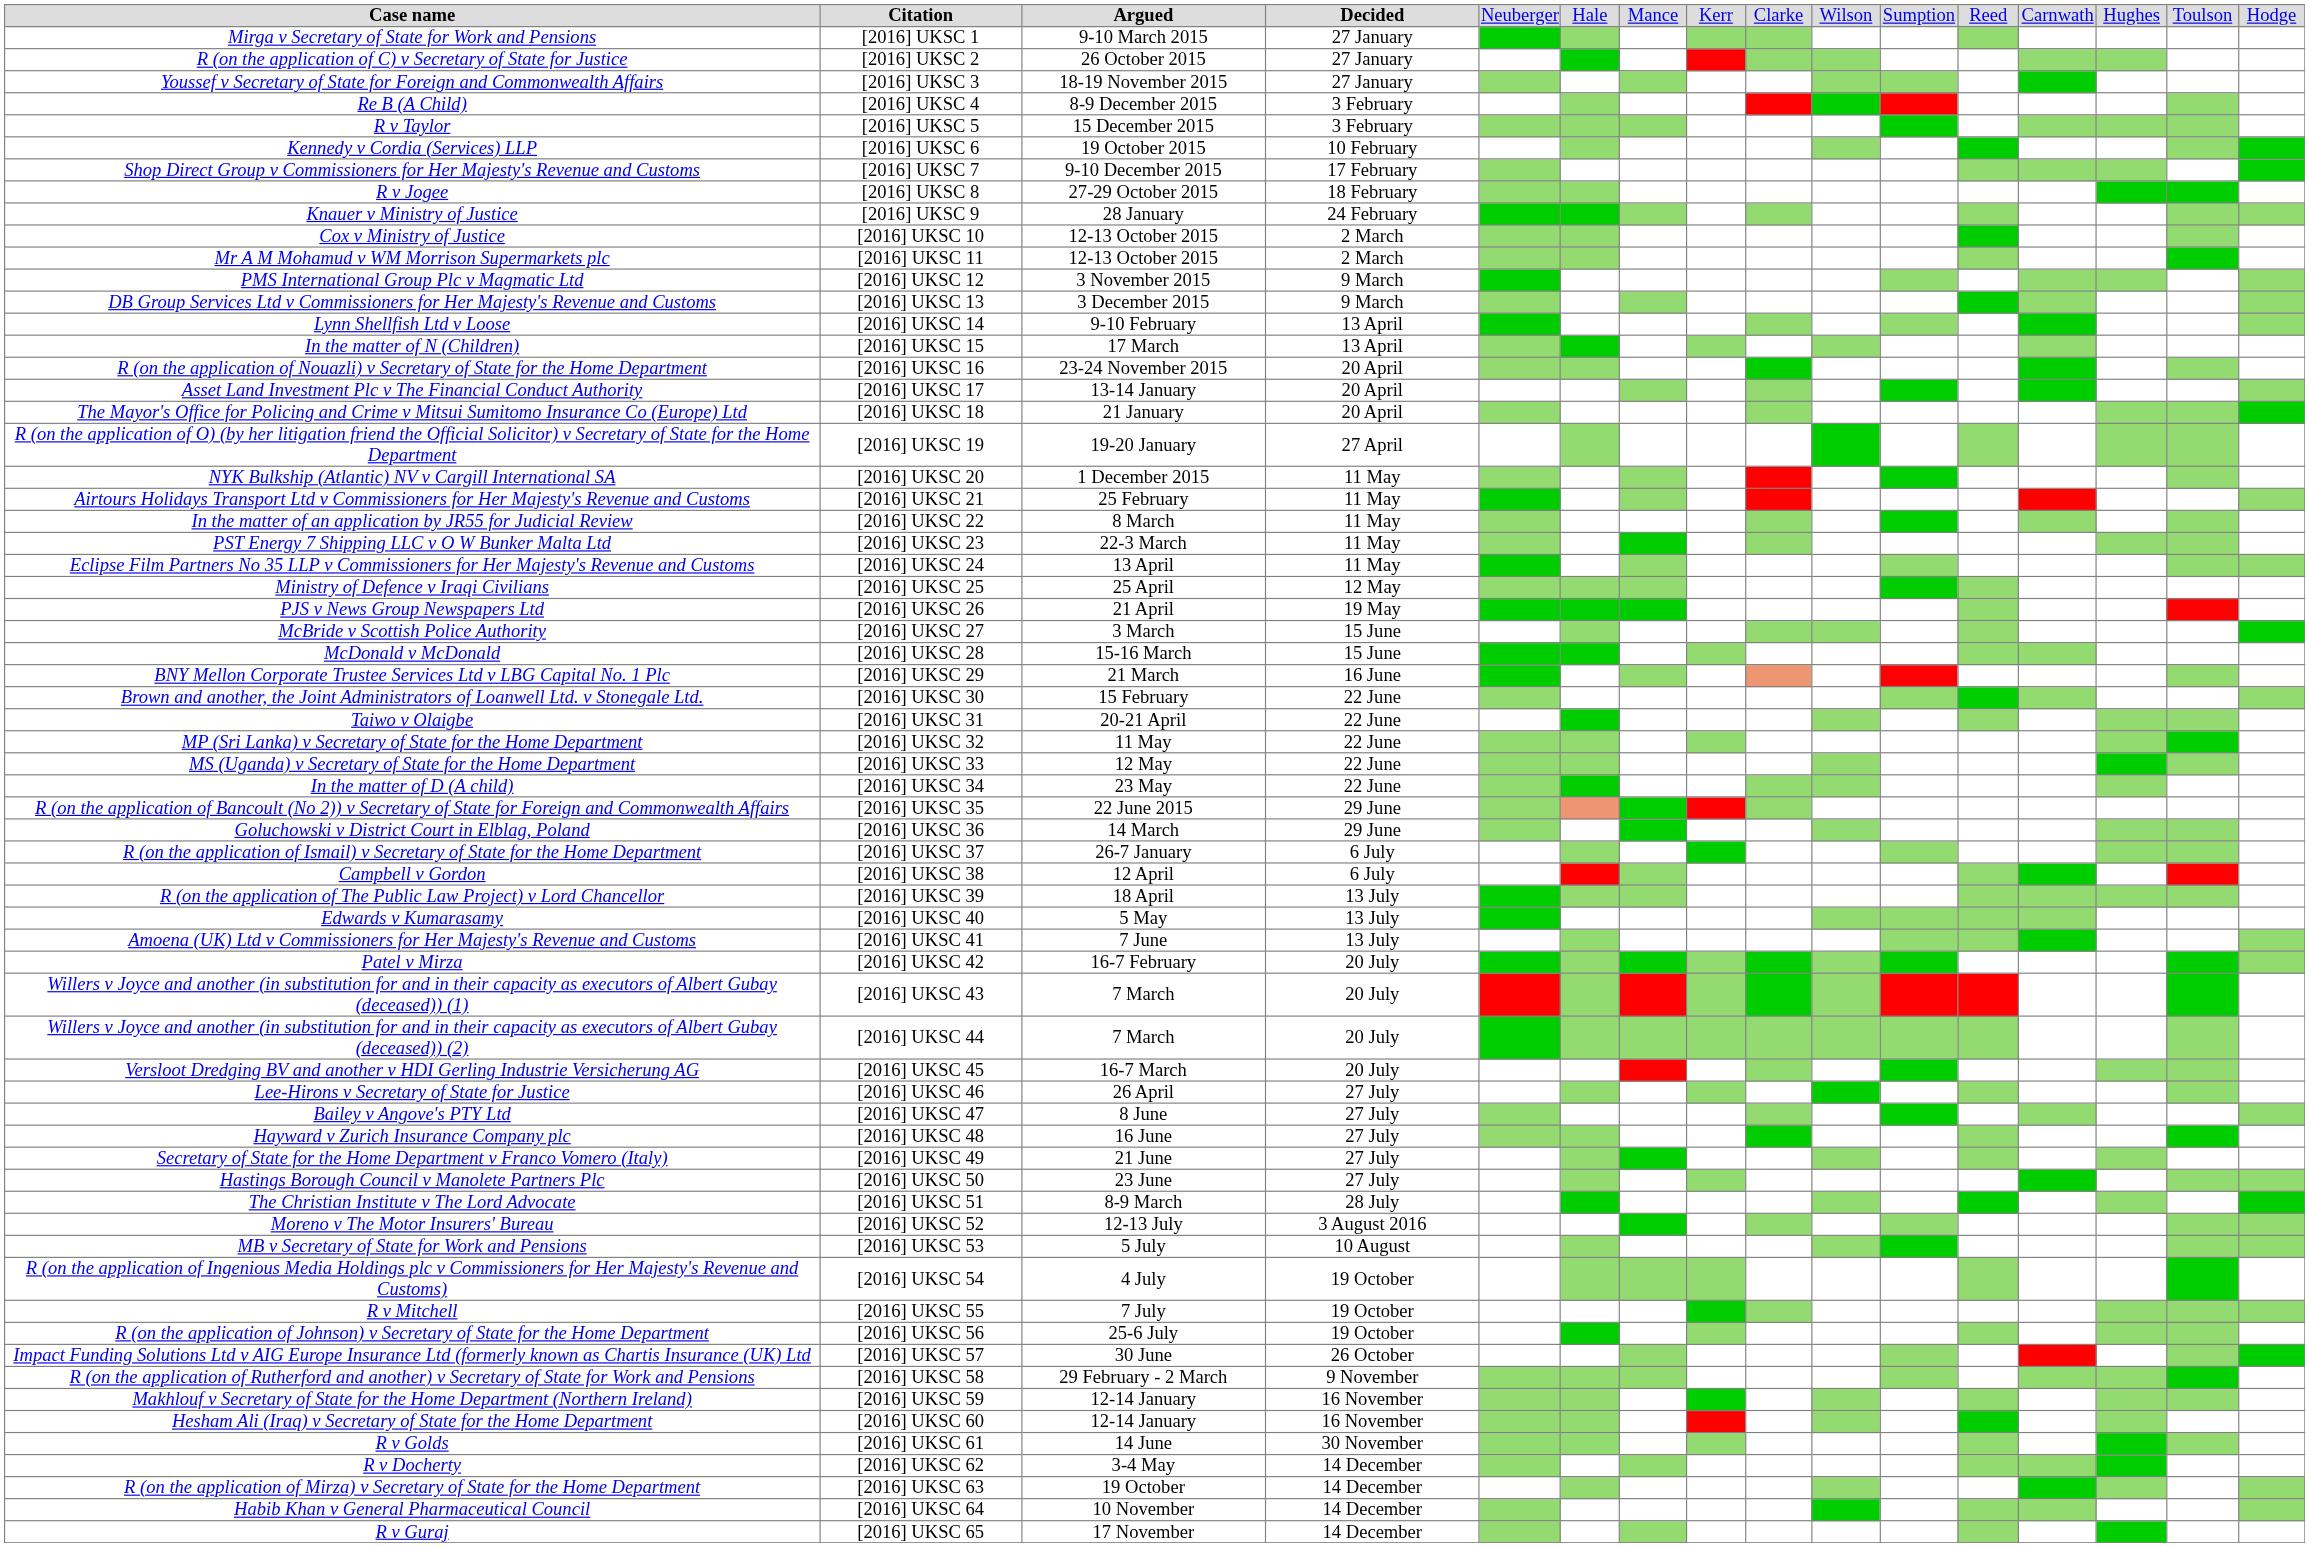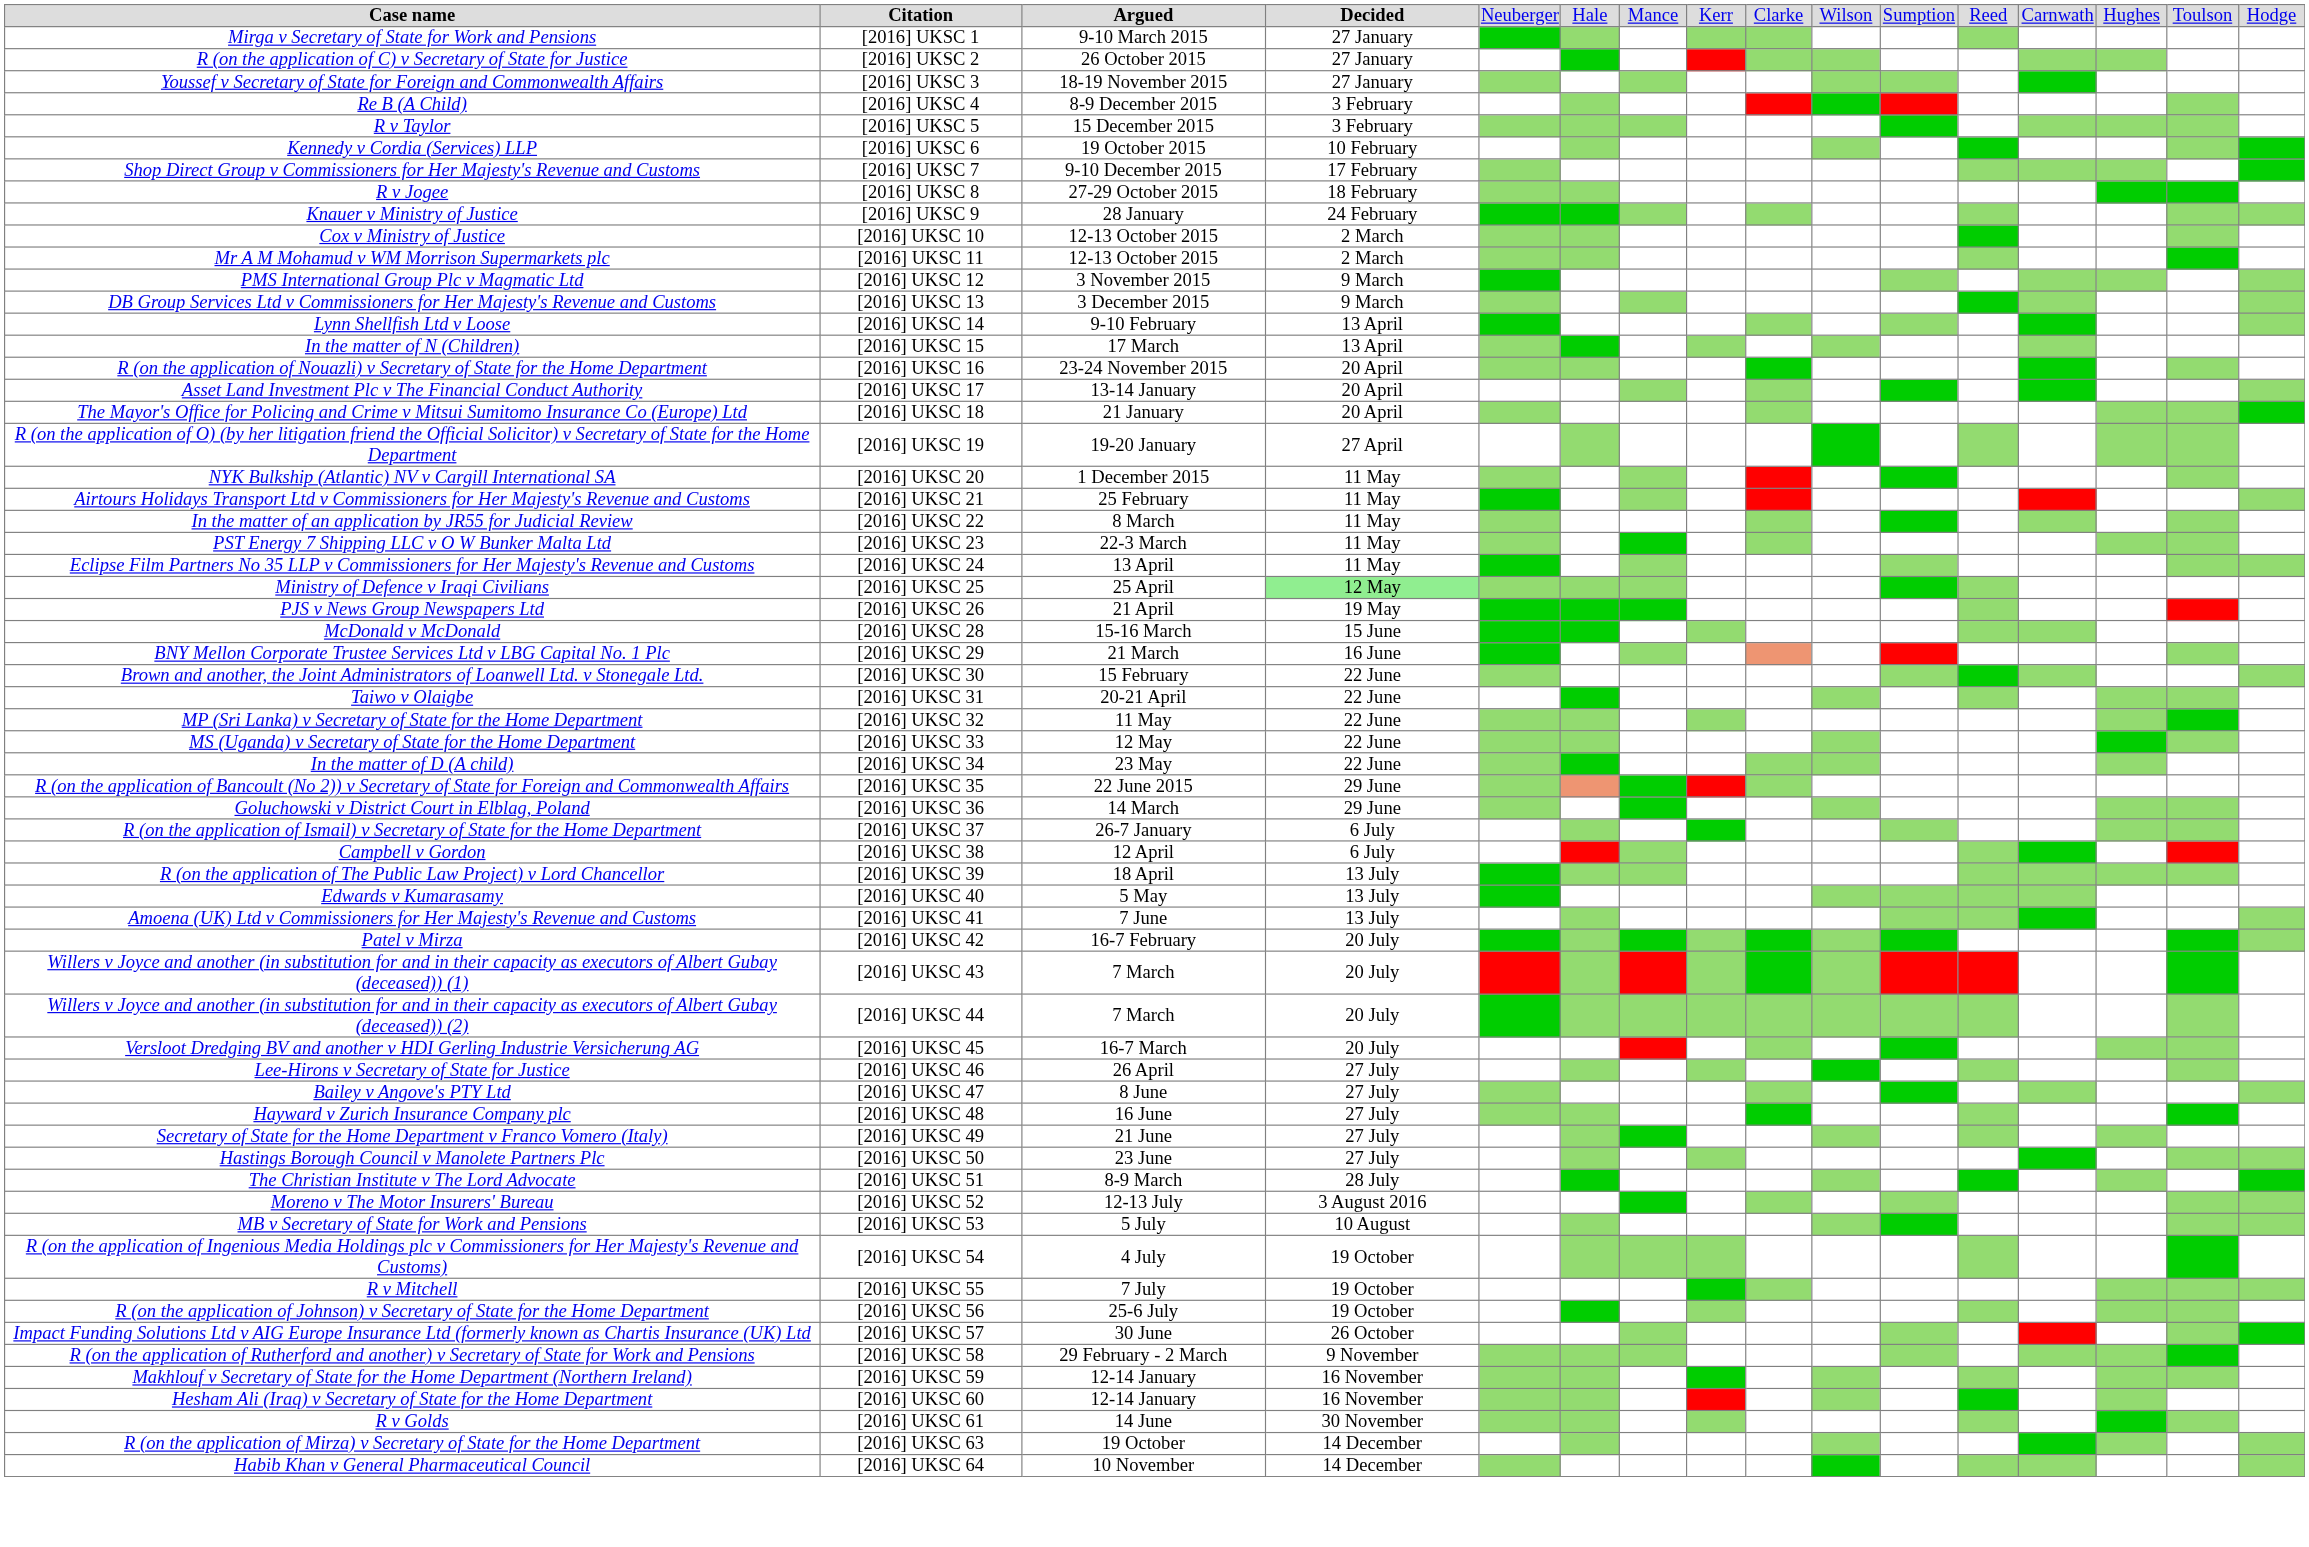(1372, 587) no background -> (1372, 587) lightgreen background
- row: (412, 631)
- row: (412, 1465)
- row: (412, 1531)
